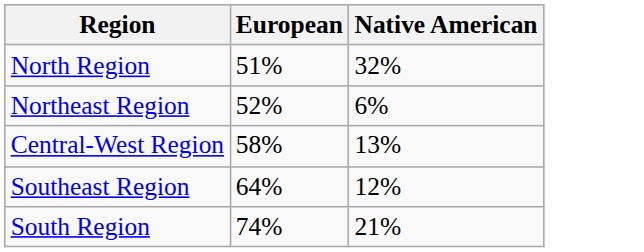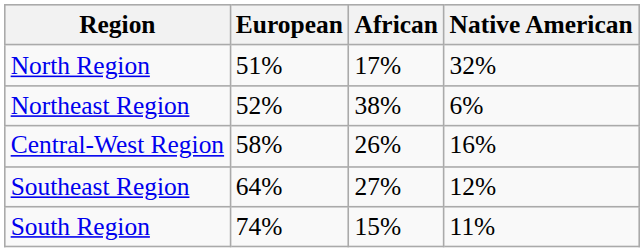+ column: (396, 24)
(378, 145) 13% -> (473, 145) 16%
(378, 226) 21% -> (472, 226) 11%
